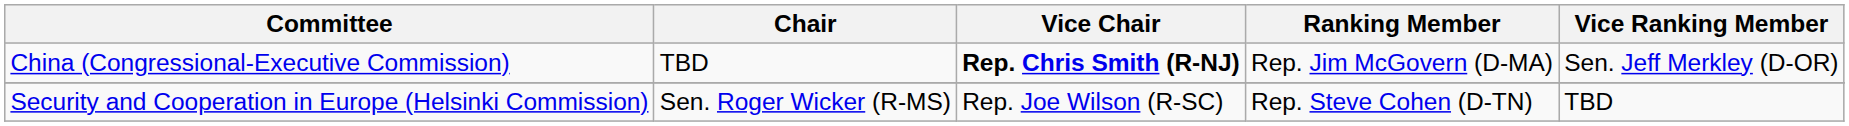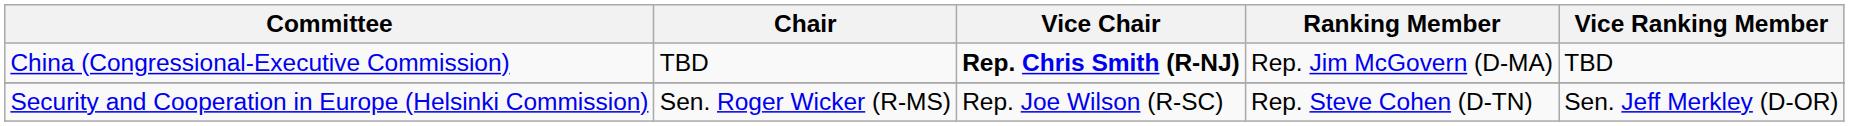(1701, 62) Sen. Jeff Merkley (D-OR) -> (1589, 62) TBD
(1589, 101) TBD -> (1701, 101) Sen. Jeff Merkley (D-OR)
